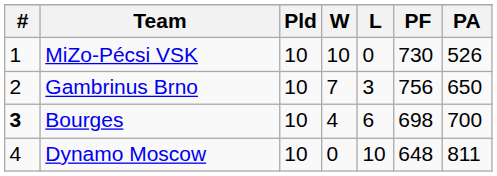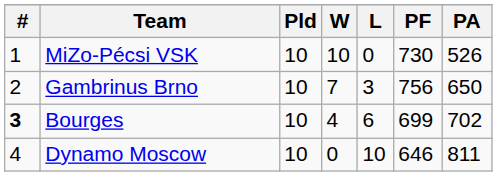(416, 120) 698 -> (416, 120) 699
(465, 120) 700 -> (465, 120) 702
(416, 154) 648 -> (416, 154) 646
